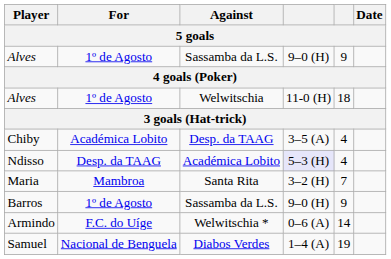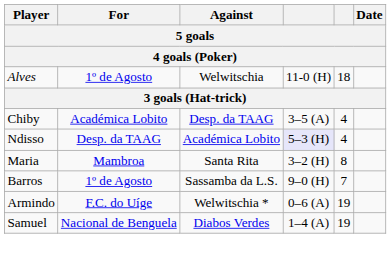- row: (22, 56)
(344, 181) 7 -> (344, 160) 8
(344, 202) 9 -> (344, 181) 7
(344, 222) 14 -> (344, 202) 19
